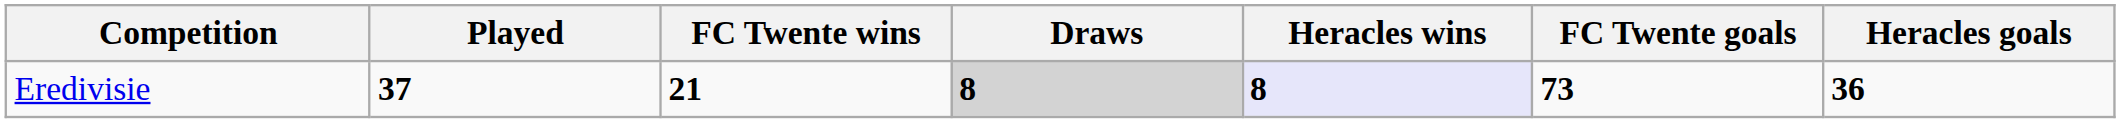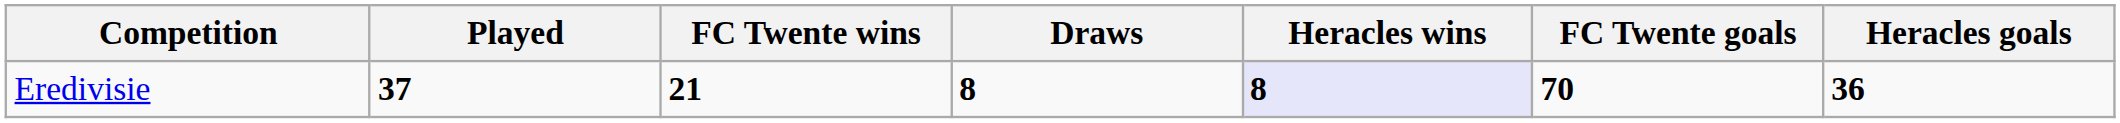(968, 87) lightgrey background -> (968, 87) no background
(1557, 87) 73 -> (1557, 87) 70
